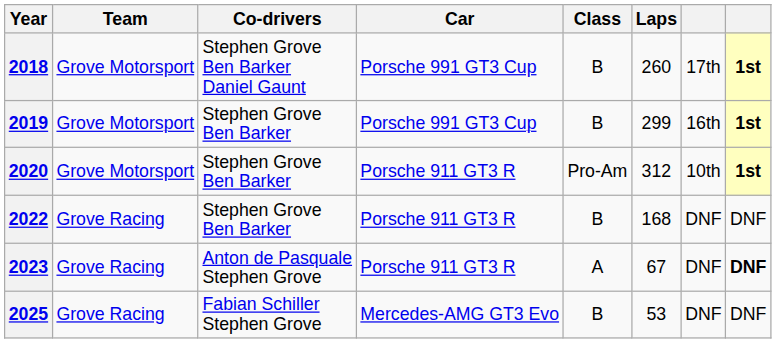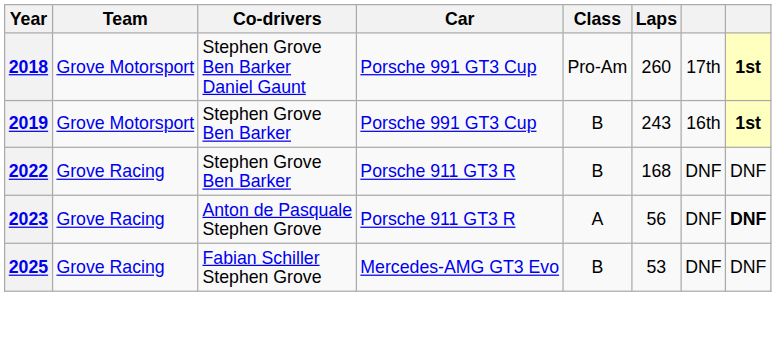(597, 67) B -> (597, 67) Pro-Am
(656, 124) 299 -> (656, 124) 243
- row: (28, 172)
(656, 267) 67 -> (656, 219) 56
